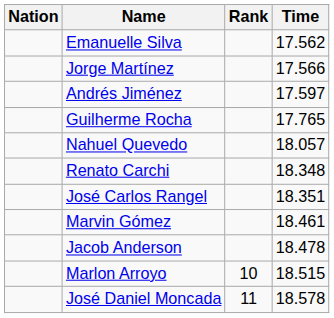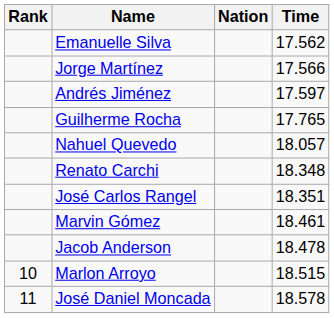columns swapped: (249, 17) <-> (33, 17)
